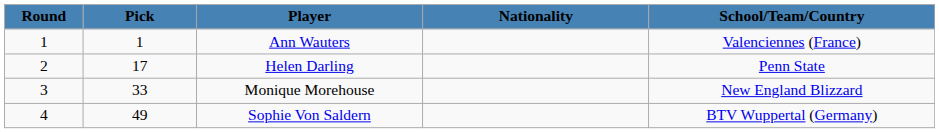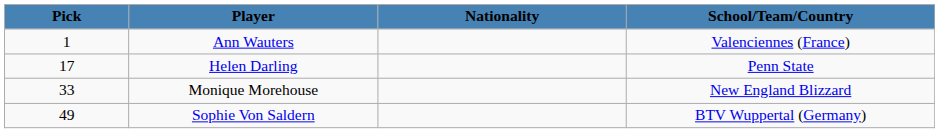- column: (44, 16)
